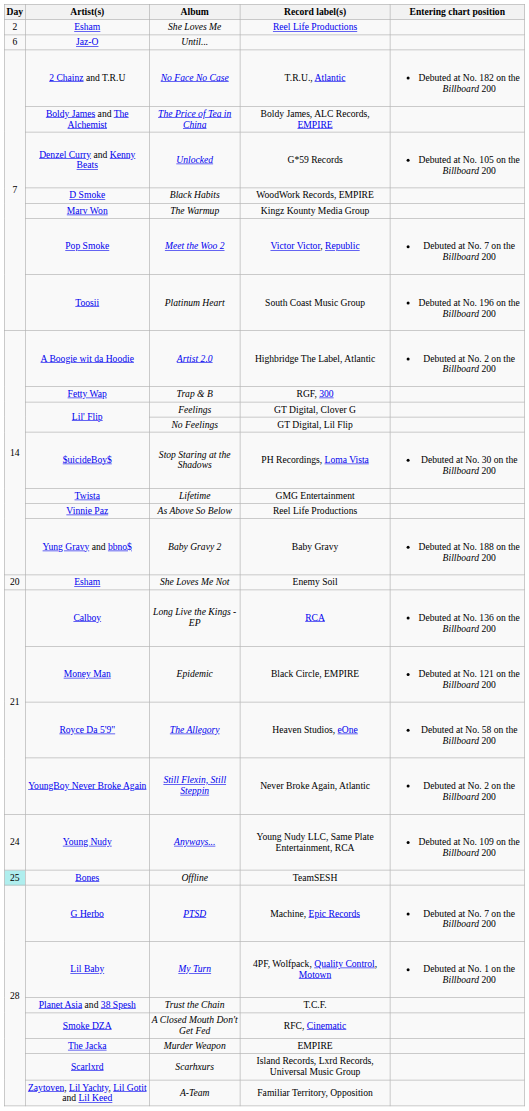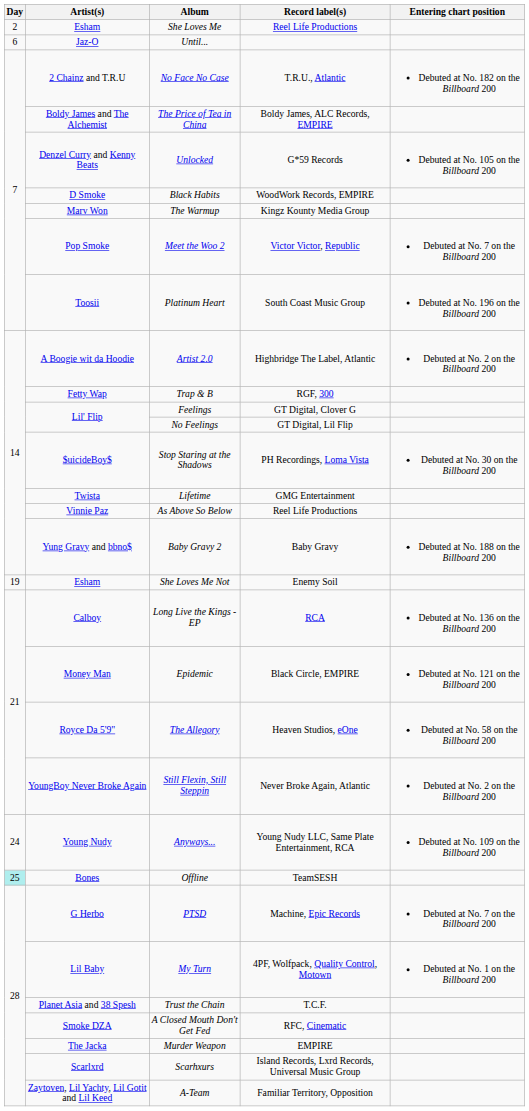(15, 582) 20 -> (15, 582) 19
